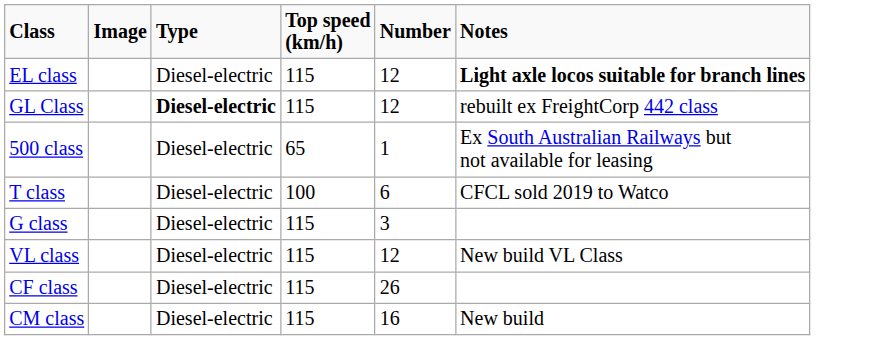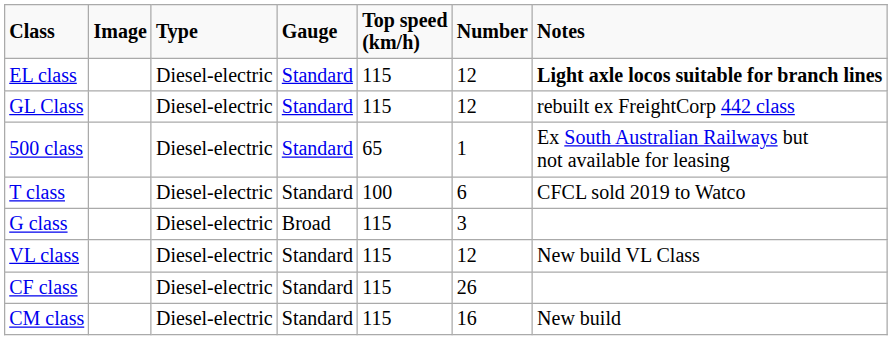+ column: (310, 31)
(216, 106) bold -> (214, 106) normal
